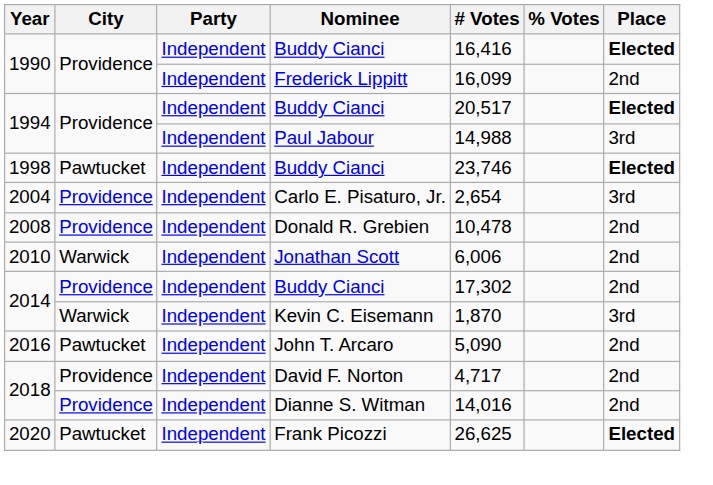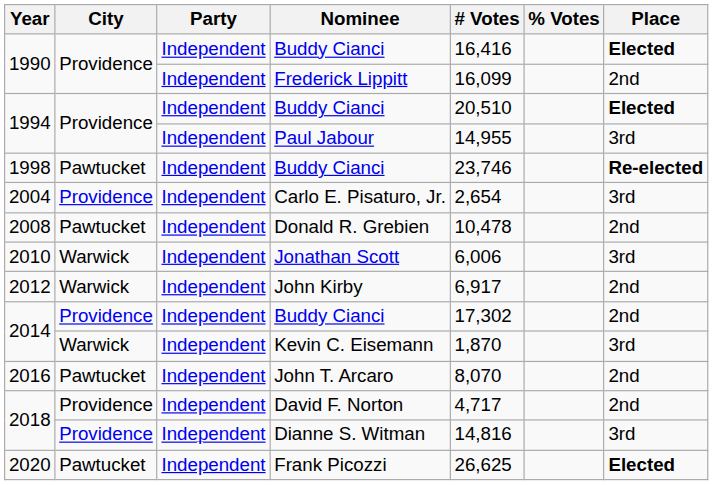(483, 108) 20,517 -> (483, 108) 20,510
(483, 138) 14,988 -> (483, 138) 14,955
(642, 167) Elected -> (656, 167) Re-elected
(106, 227) Providence -> (102, 227) Pawtucket
(624, 256) 2nd -> (622, 256) 3rd
+ row: (30, 286)
(478, 345) 5,090 -> (478, 375) 8,070
(483, 405) 14,016 -> (483, 434) 14,816
(624, 405) 2nd -> (622, 434) 3rd
